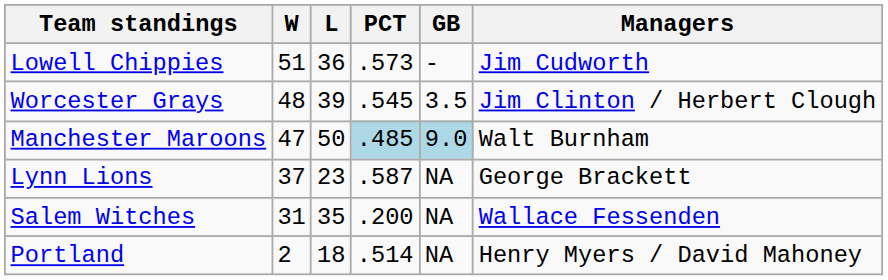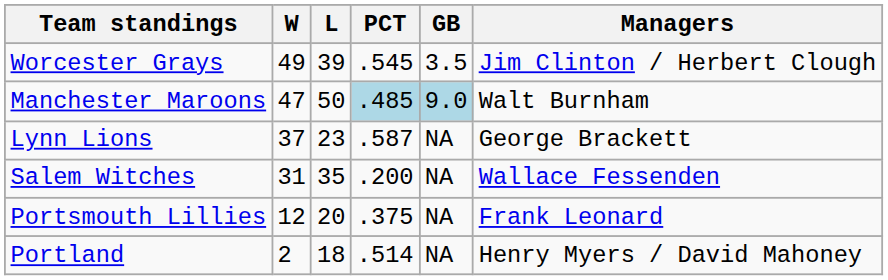- row: (117, 63)
(292, 101) 48 -> (292, 63) 49
+ row: (138, 217)
